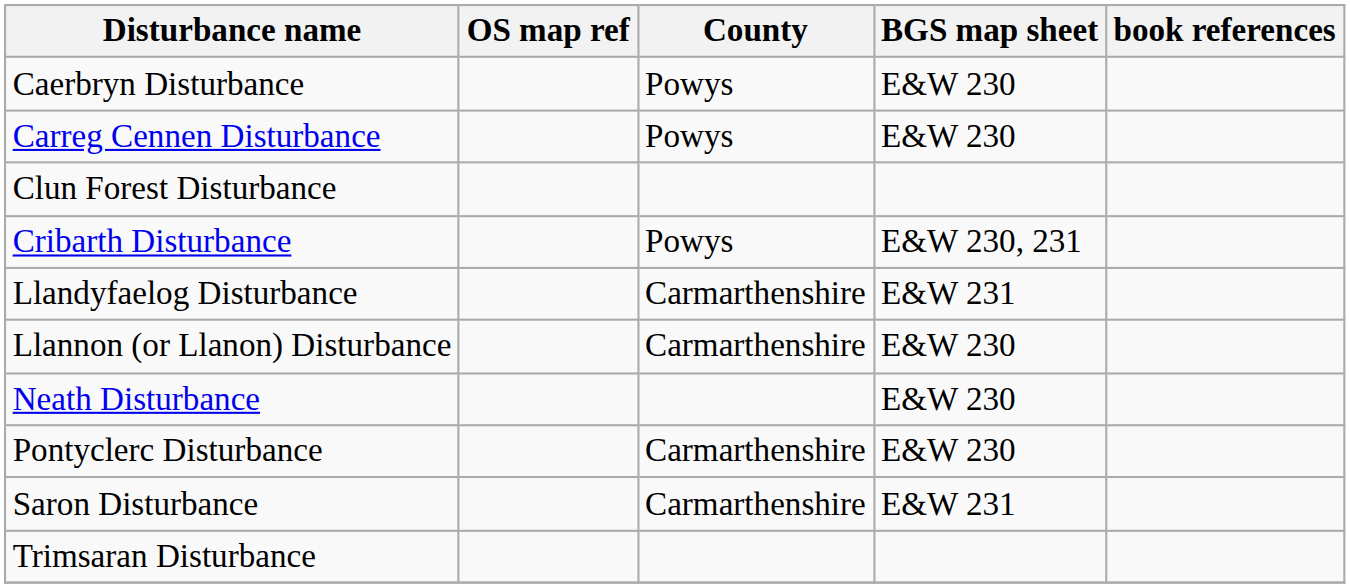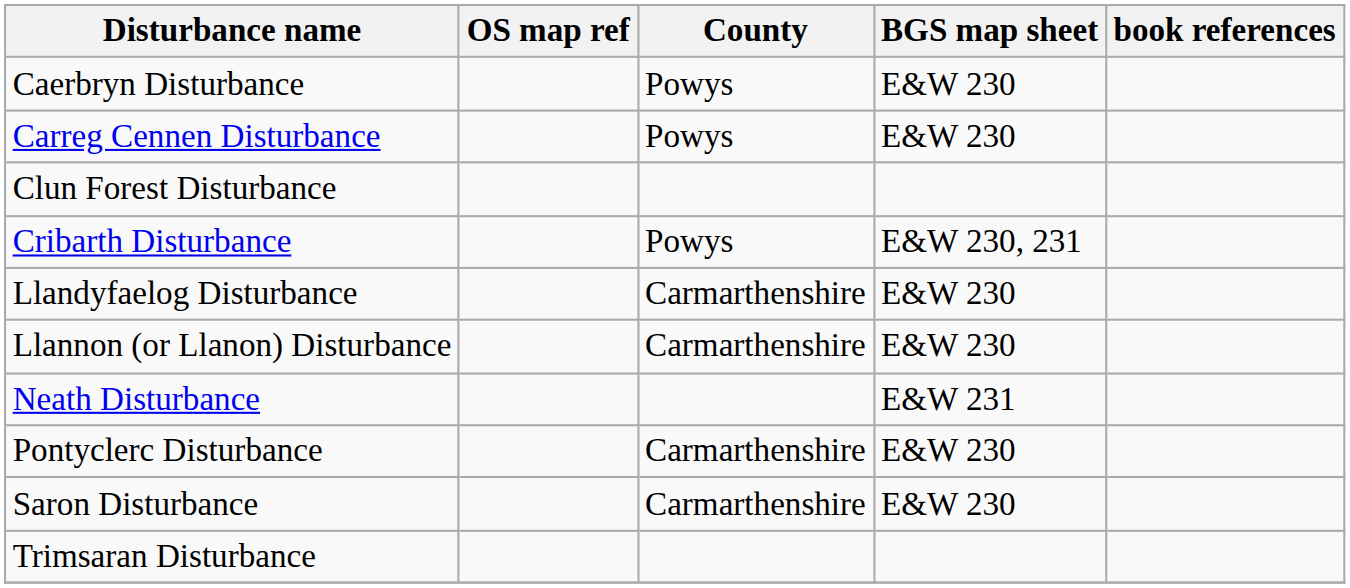(948, 293) E&W 231 -> (948, 293) E&W 230
(948, 398) E&W 230 -> (948, 398) E&W 231
(948, 503) E&W 231 -> (948, 503) E&W 230
